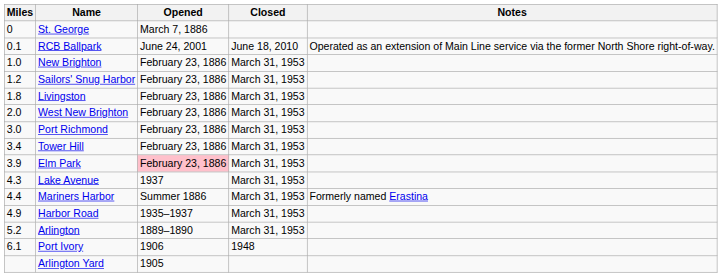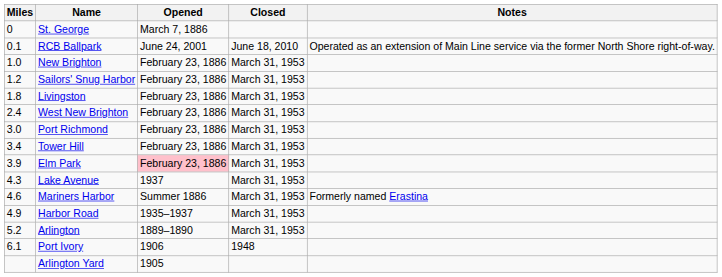(14, 113) 2.0 -> (14, 113) 2.4
(14, 197) 4.4 -> (14, 197) 4.6
